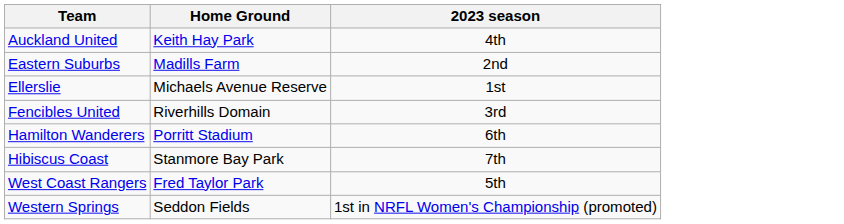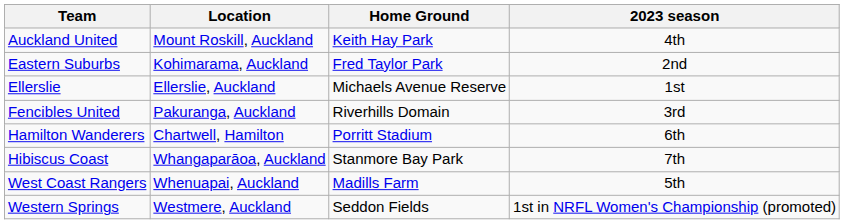+ column: (239, 16)
(196, 64) Madills Farm -> (388, 64) Fred Taylor Park
(208, 183) Fred Taylor Park -> (376, 183) Madills Farm
